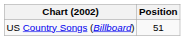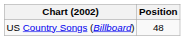(158, 27) 51 -> (158, 27) 48
